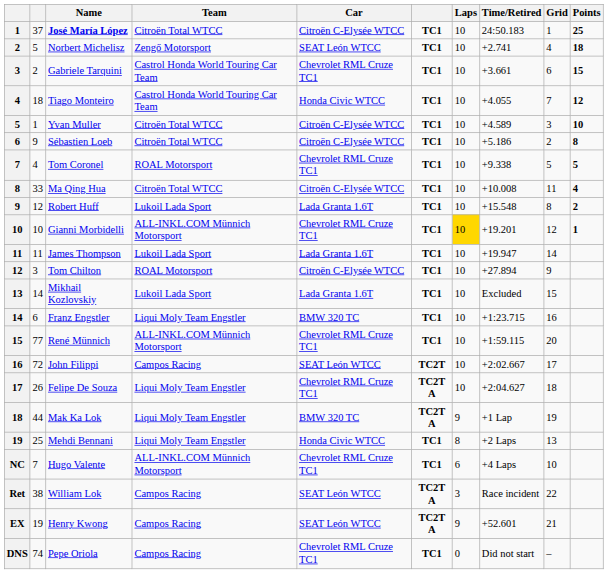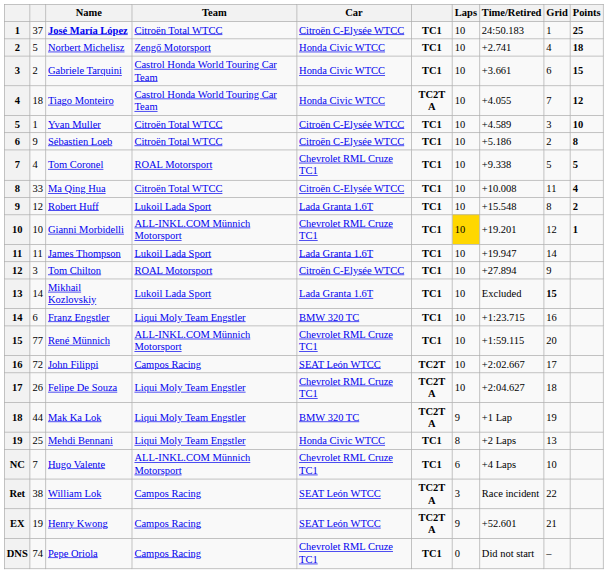(340, 47) SEAT León WTCC -> (342, 47) Honda Civic WTCC
(346, 71) Chevrolet RML Cruze TC1 -> (342, 71) Honda Civic WTCC
(432, 101) TC1 -> (432, 101) TC2T A
(552, 294) normal -> (552, 294) bold
